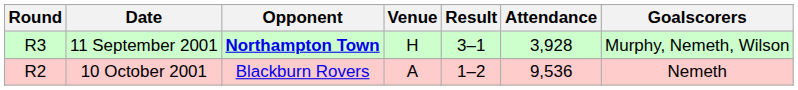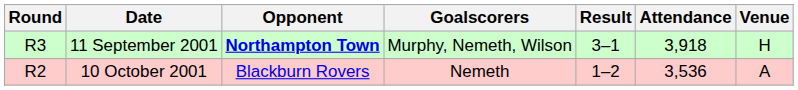columns swapped: (412, 17) <-> (697, 17)
(551, 44) 3,928 -> (686, 44) 3,918
(551, 71) 9,536 -> (686, 71) 3,536
